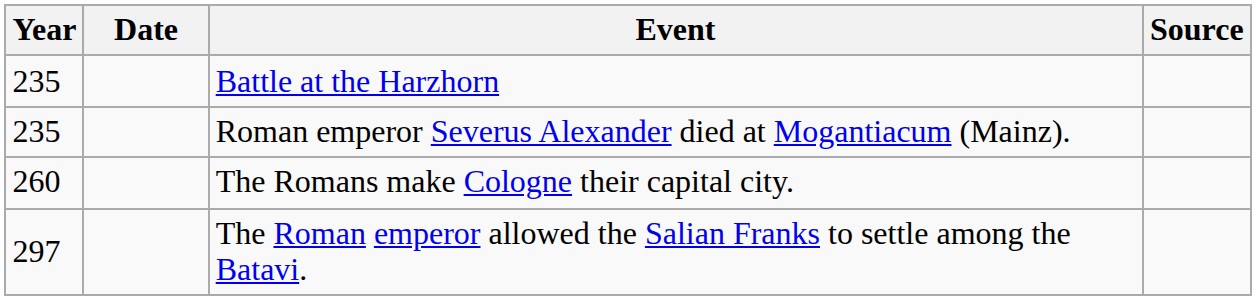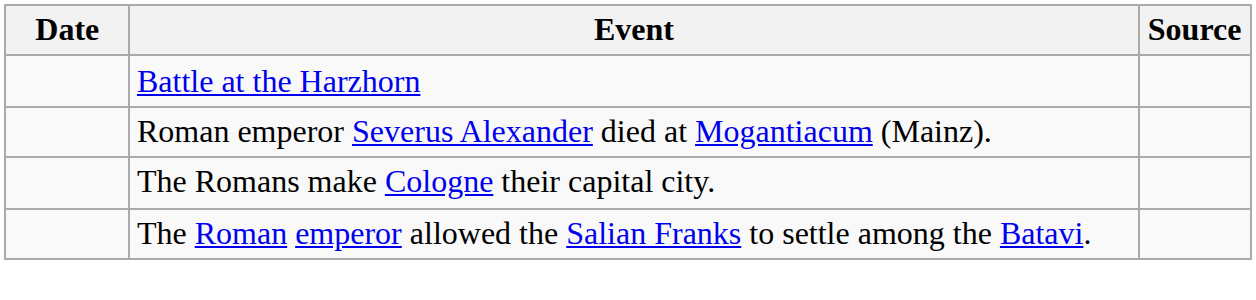- column: (44, 29)
